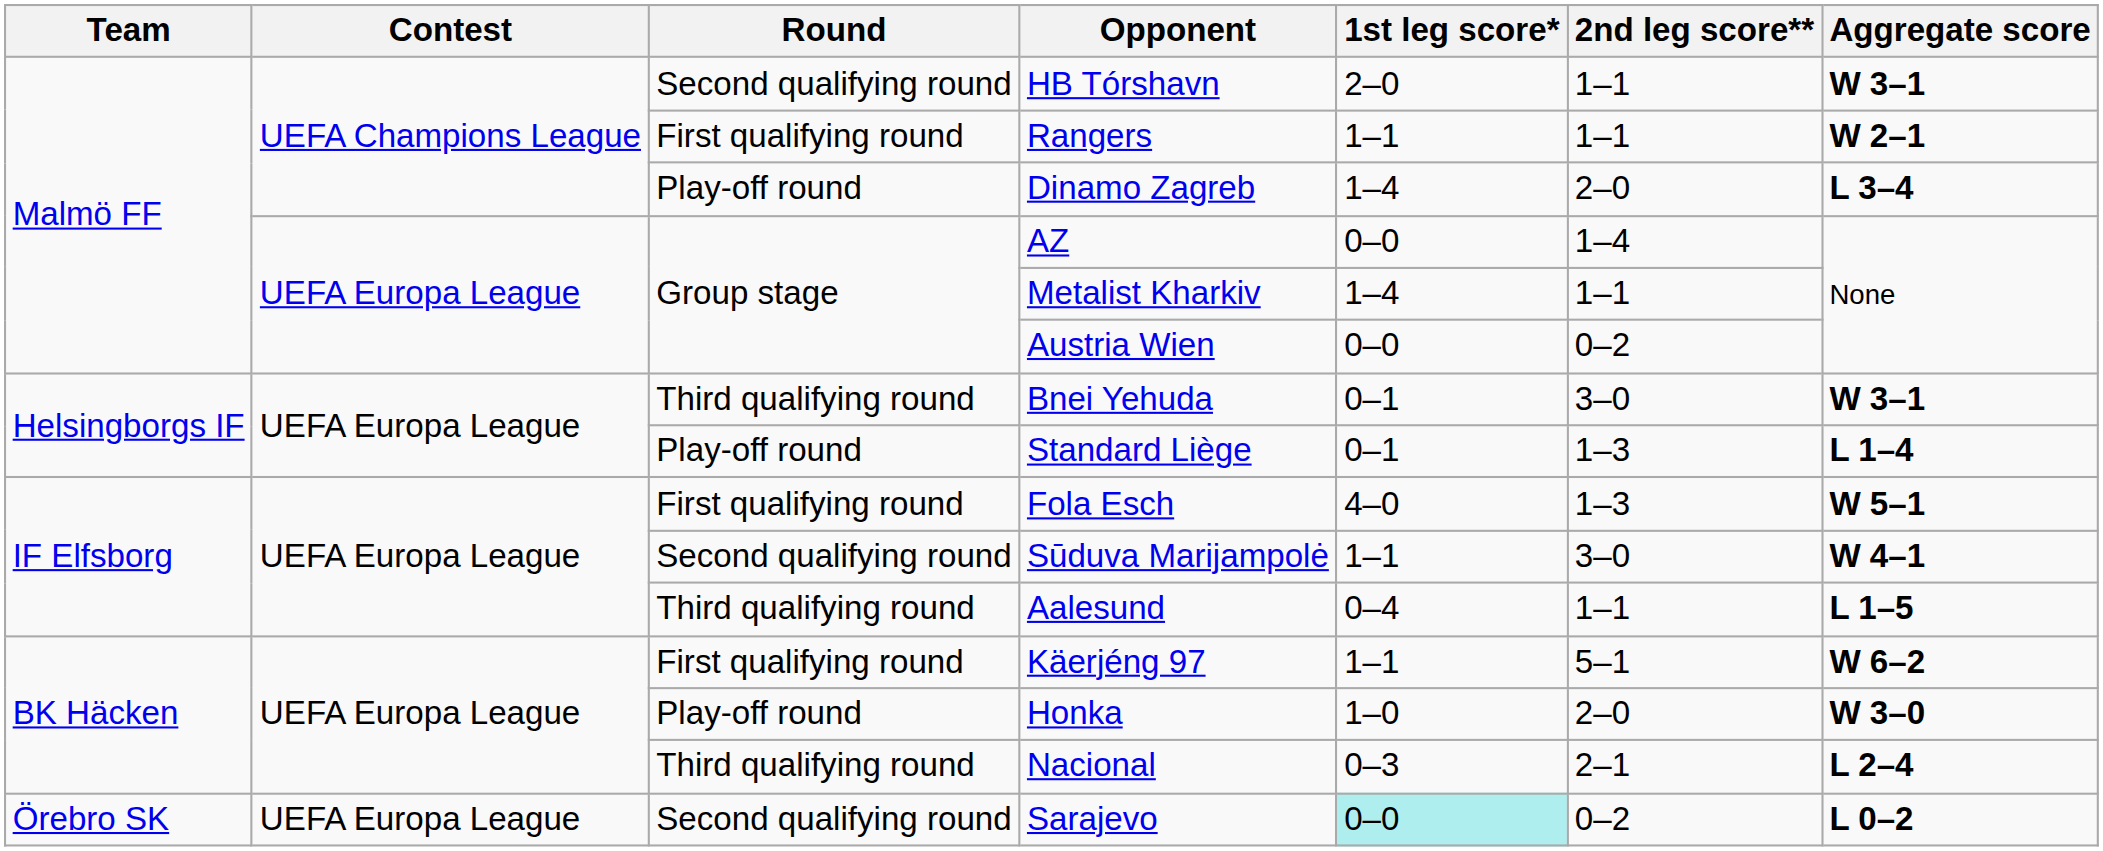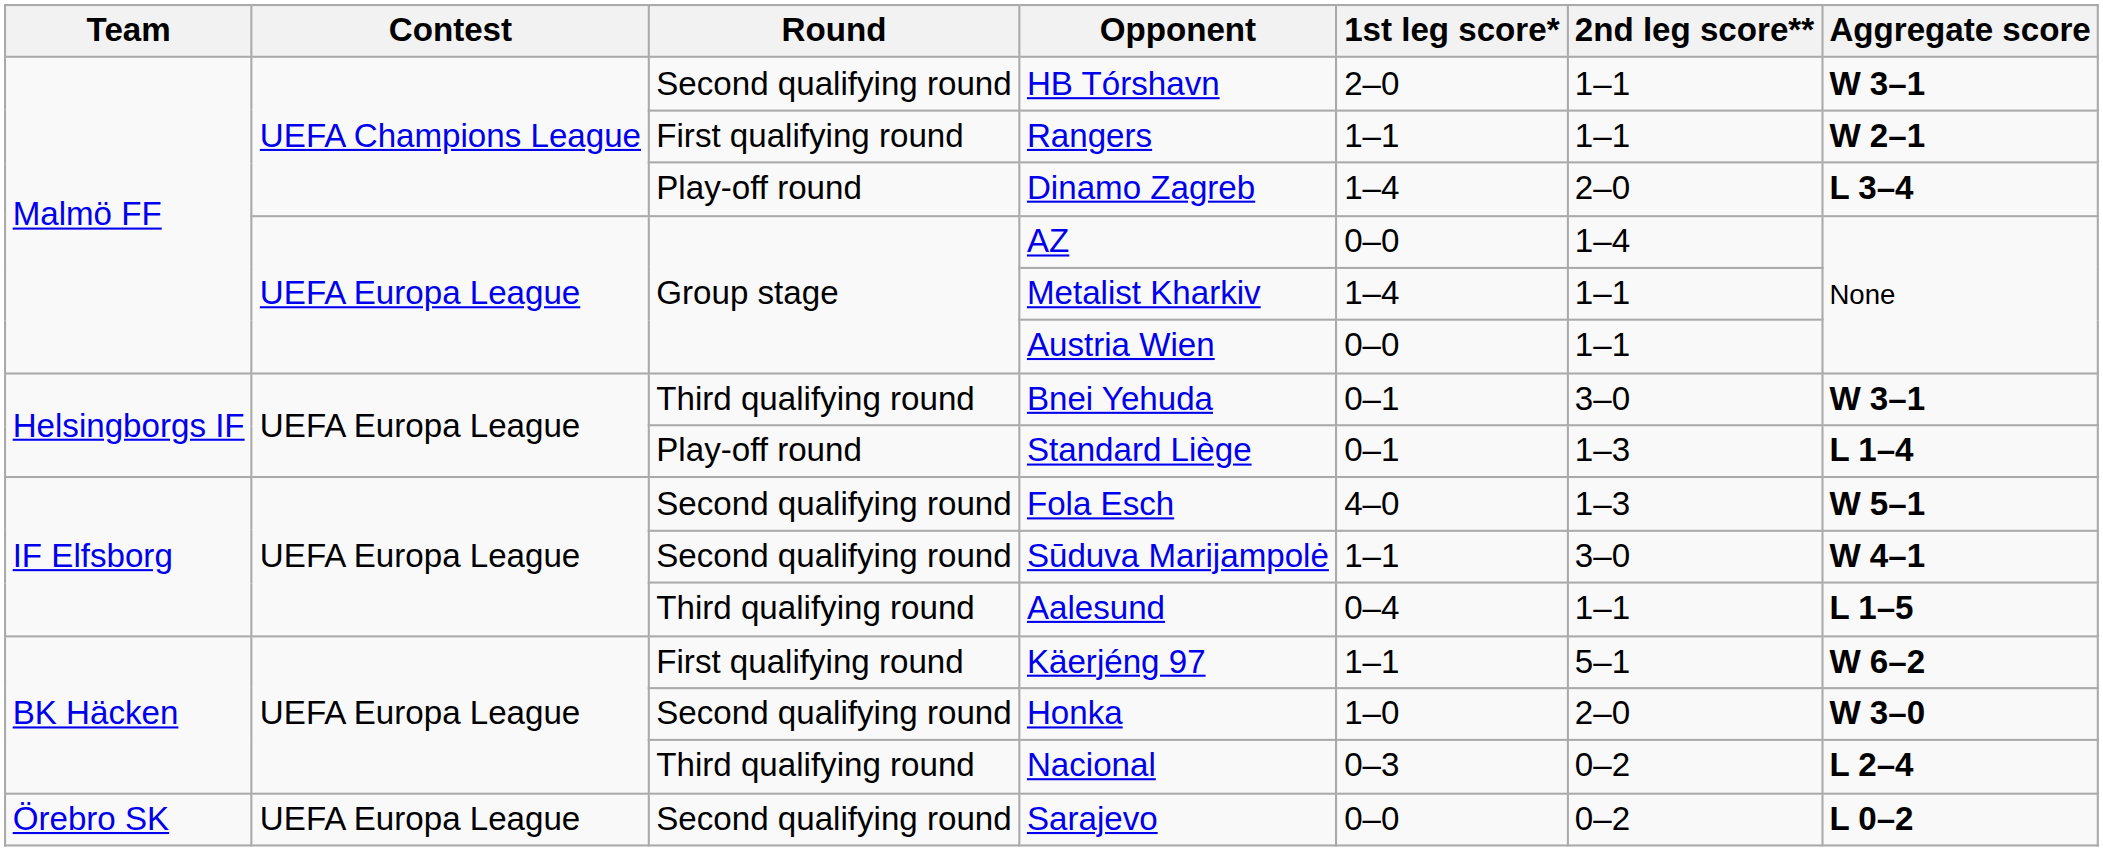(1602, 345) 0–2 -> (1602, 345) 1–1
(810, 503) First qualifying round -> (834, 503) Second qualifying round
(759, 713) Play-off round -> (834, 713) Second qualifying round
(1602, 766) 2–1 -> (1602, 766) 0–2
(1372, 818) paleturquoise background -> (1372, 818) no background
